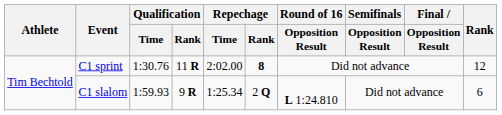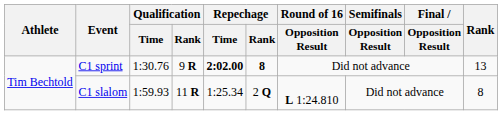(188, 66) 11 R -> (188, 66) 9 R
(224, 66) normal -> (225, 66) bold
(480, 66) 12 -> (480, 66) 13
(188, 93) 9 R -> (188, 93) 11 R
(480, 93) 6 -> (480, 93) 8
